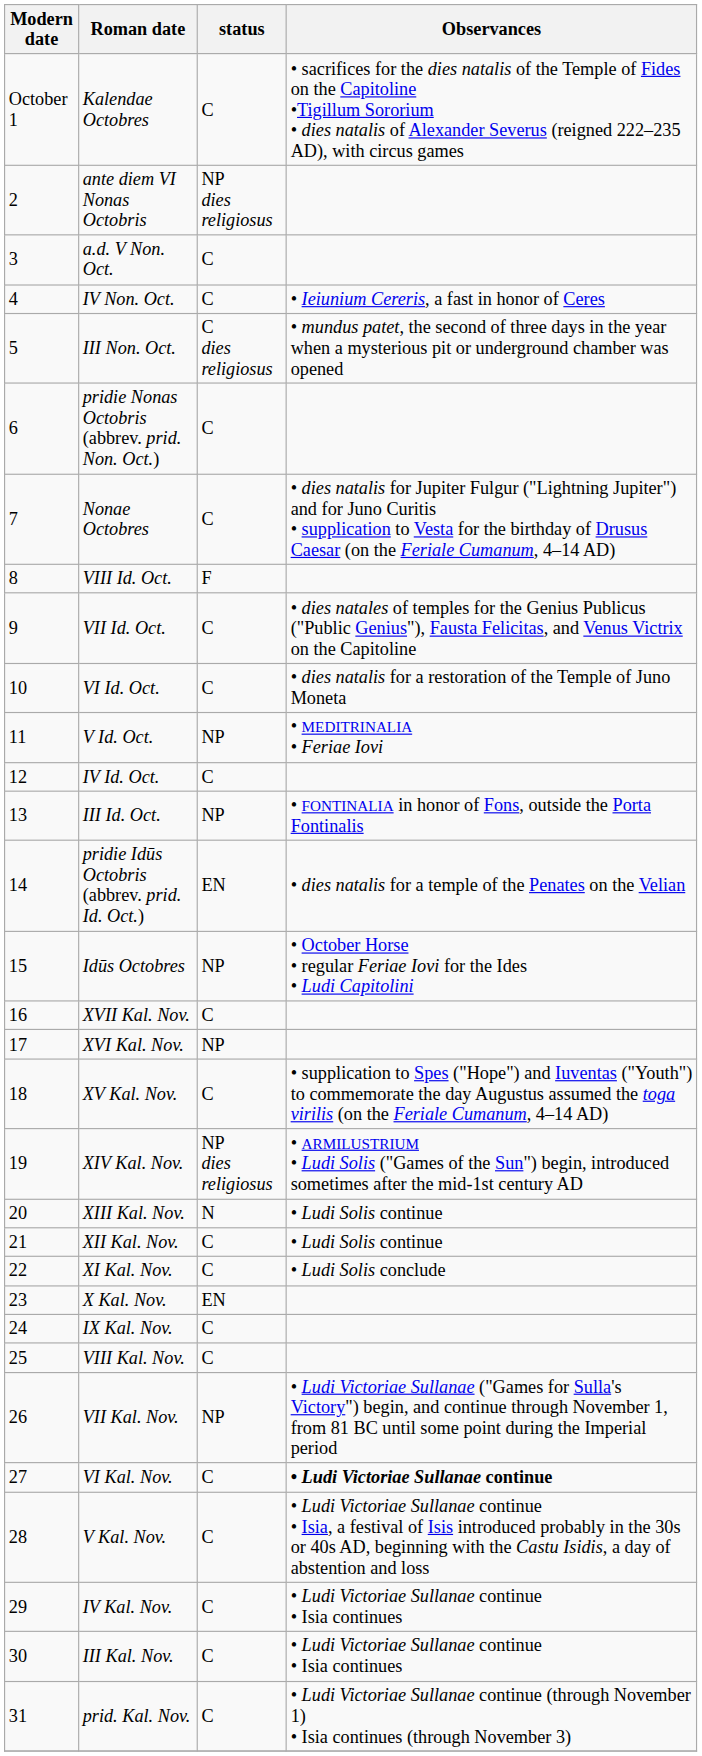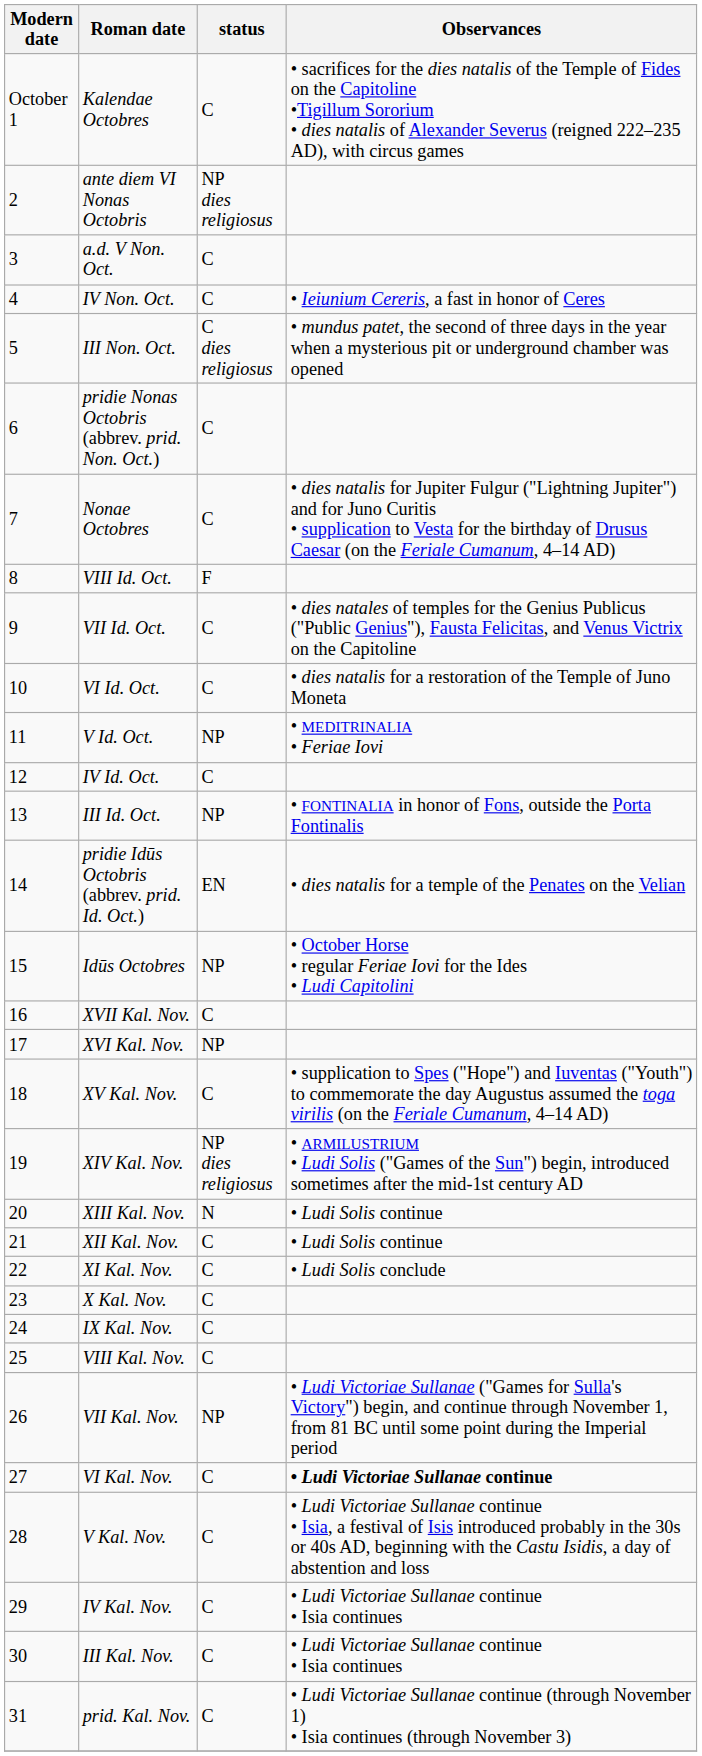(214, 1299) EN -> (207, 1299) C
